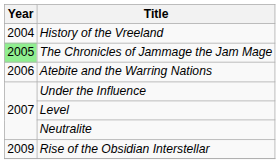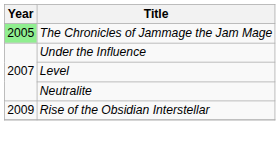- row: (102, 33)
- row: (126, 71)
